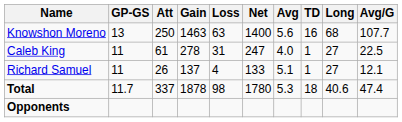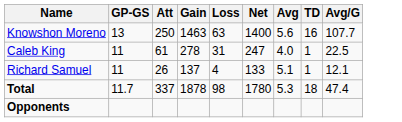- column: (340, 13)
